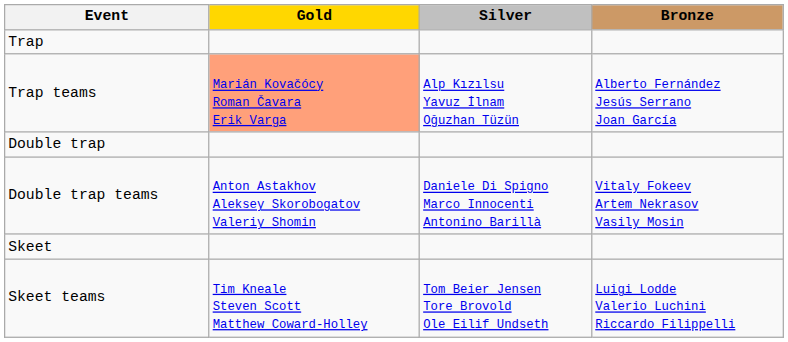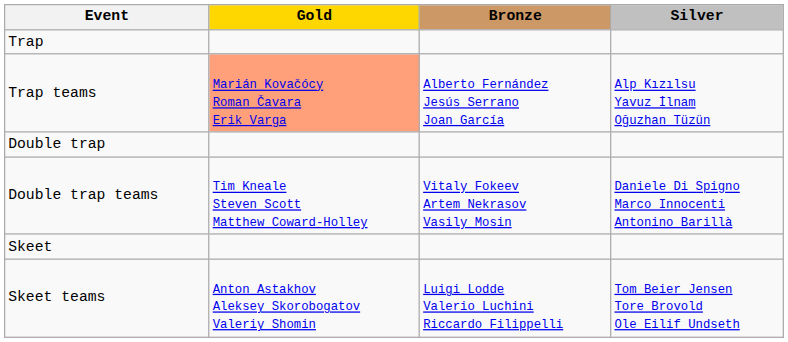columns swapped: (506, 17) <-> (687, 17)
(286, 205) Anton Astakhov Aleksey Skorobogatov Valeriy Shomin -> (290, 205) Tim Kneale Steven Scott Matthew Coward-Holley
(290, 307) Tim Kneale Steven Scott Matthew Coward-Holley -> (286, 307) Anton Astakhov Aleksey Skorobogatov Valeriy Shomin
